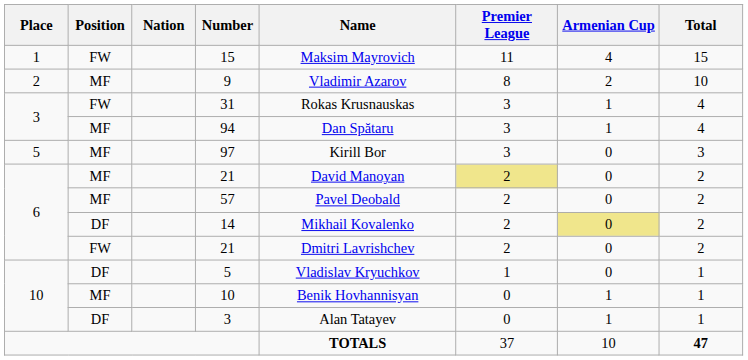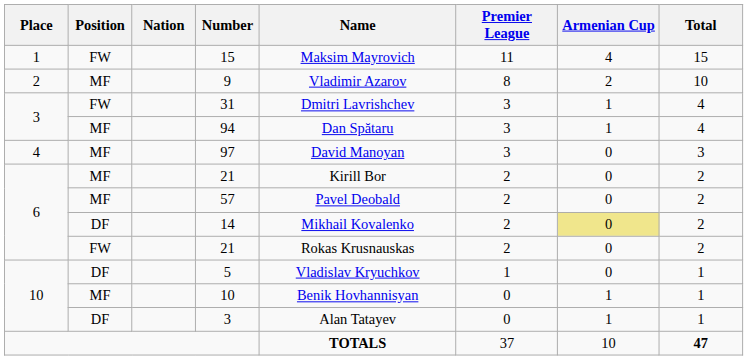(358, 105) Rokas Krusnauskas -> (358, 105) Dmitri Lavrishchev
(36, 152) 5 -> (36, 152) 4
(358, 152) Kirill Bor -> (358, 152) David Manoyan
(358, 176) David Manoyan -> (358, 176) Kirill Bor
(507, 176) khaki background -> (507, 176) no background
(358, 247) Dmitri Lavrishchev -> (358, 247) Rokas Krusnauskas
